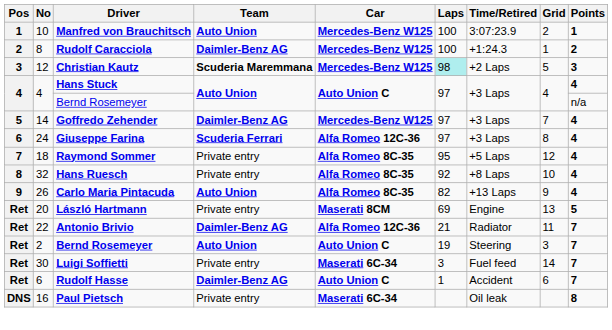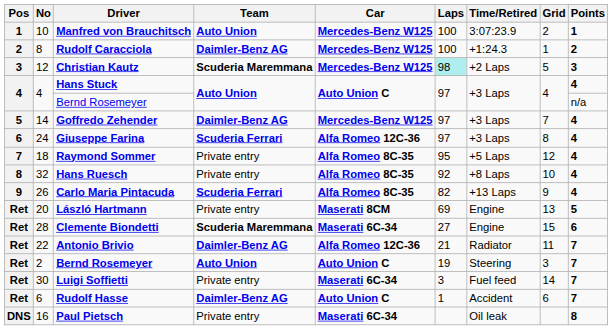(227, 192) Auto Union -> (239, 192) Scuderia Ferrari
+ row: (42, 227)
